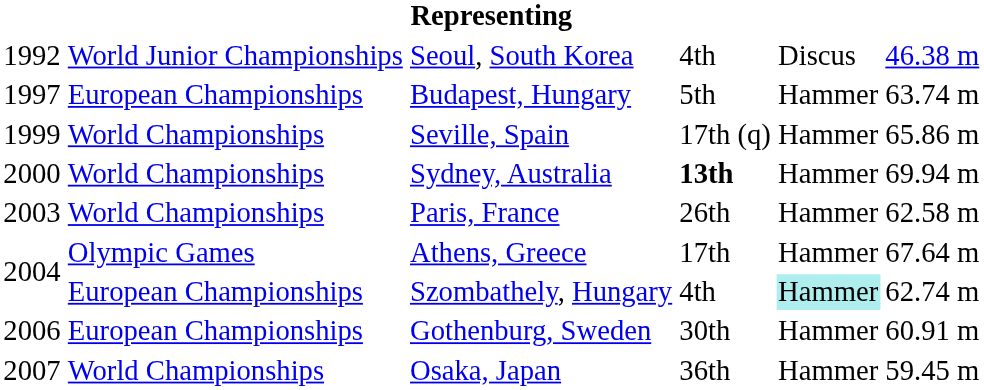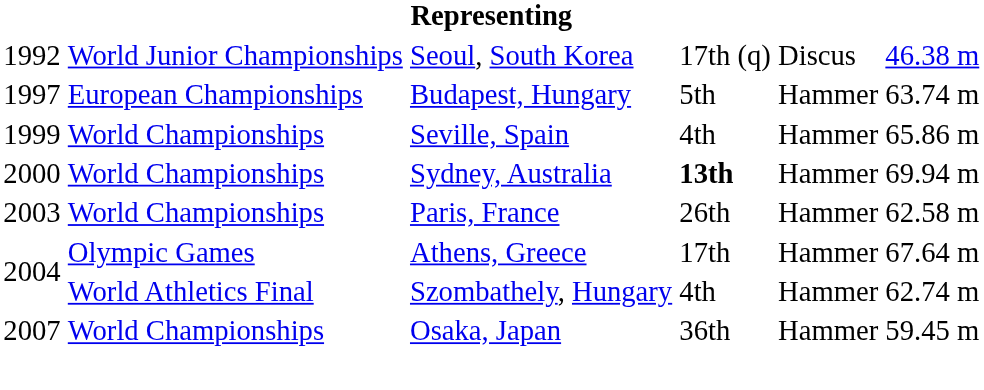(698, 55) 4th -> (725, 55) 17th (q)
(725, 134) 17th (q) -> (698, 134) 4th
(215, 291) European Championships -> (191, 291) World Athletics Final
(828, 291) paleturquoise background -> (828, 291) no background
- row: (531, 331)
